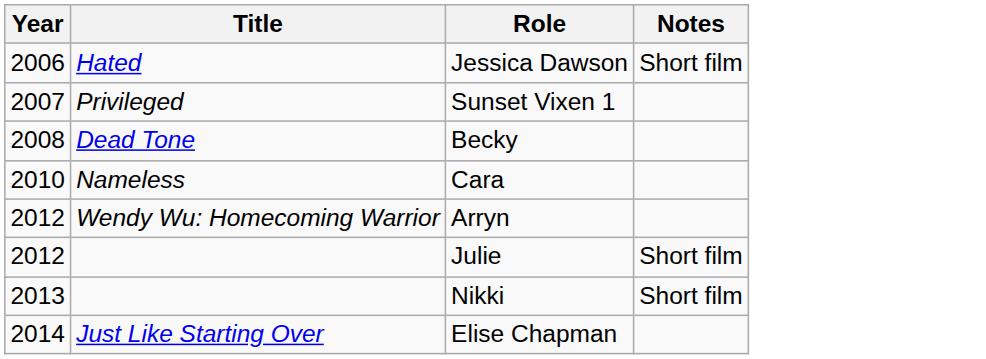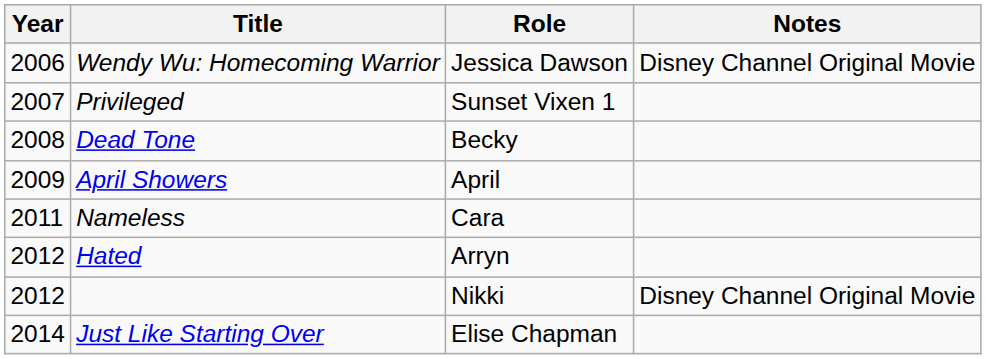(109, 62) Hated -> (258, 62) Wendy Wu: Homecoming Warrior
(691, 62) Short film -> (807, 62) Disney Channel Original Movie
+ row: (476, 179)
(38, 179) 2010 -> (37, 218) 2011
(258, 218) Wendy Wu: Homecoming Warrior -> (109, 256) Hated
- row: (476, 256)
(38, 295) 2013 -> (38, 295) 2012
(691, 295) Short film -> (807, 295) Disney Channel Original Movie
